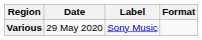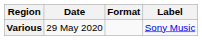columns swapped: (179, 12) <-> (132, 12)
